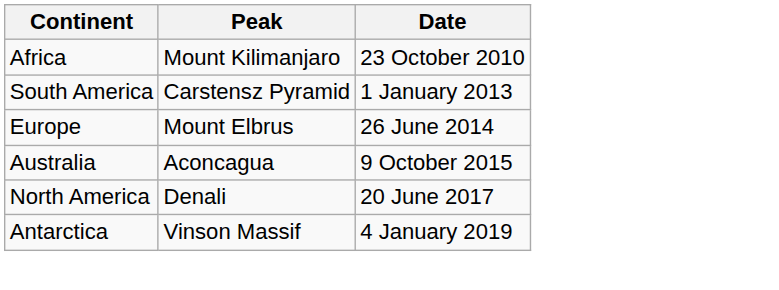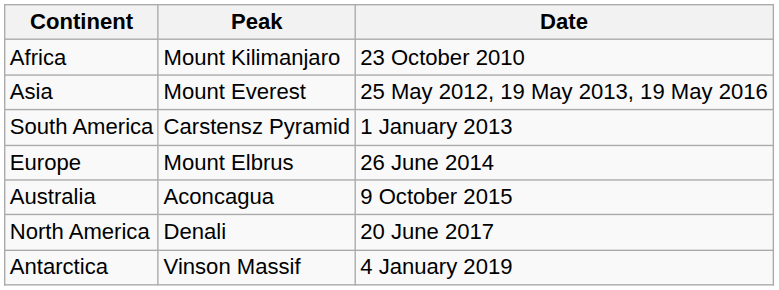+ row: (31, 92)
